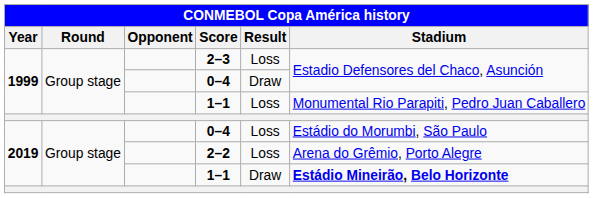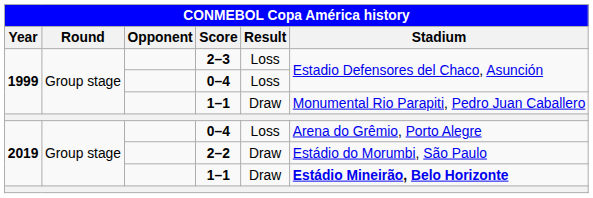(265, 81) Draw -> (265, 81) Loss
(265, 103) Loss -> (265, 103) Draw
(390, 131) Estádio do Morumbi, São Paulo -> (387, 131) Arena do Grêmio, Porto Alegre
(265, 153) Loss -> (265, 153) Draw
(387, 153) Arena do Grêmio, Porto Alegre -> (390, 153) Estádio do Morumbi, São Paulo
